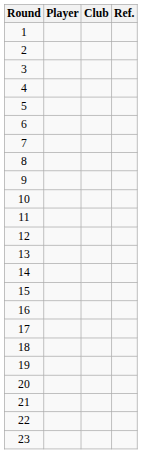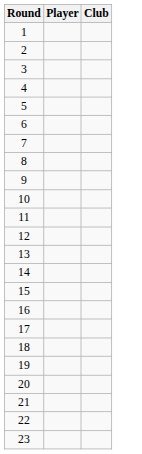- column: (124, 13)
